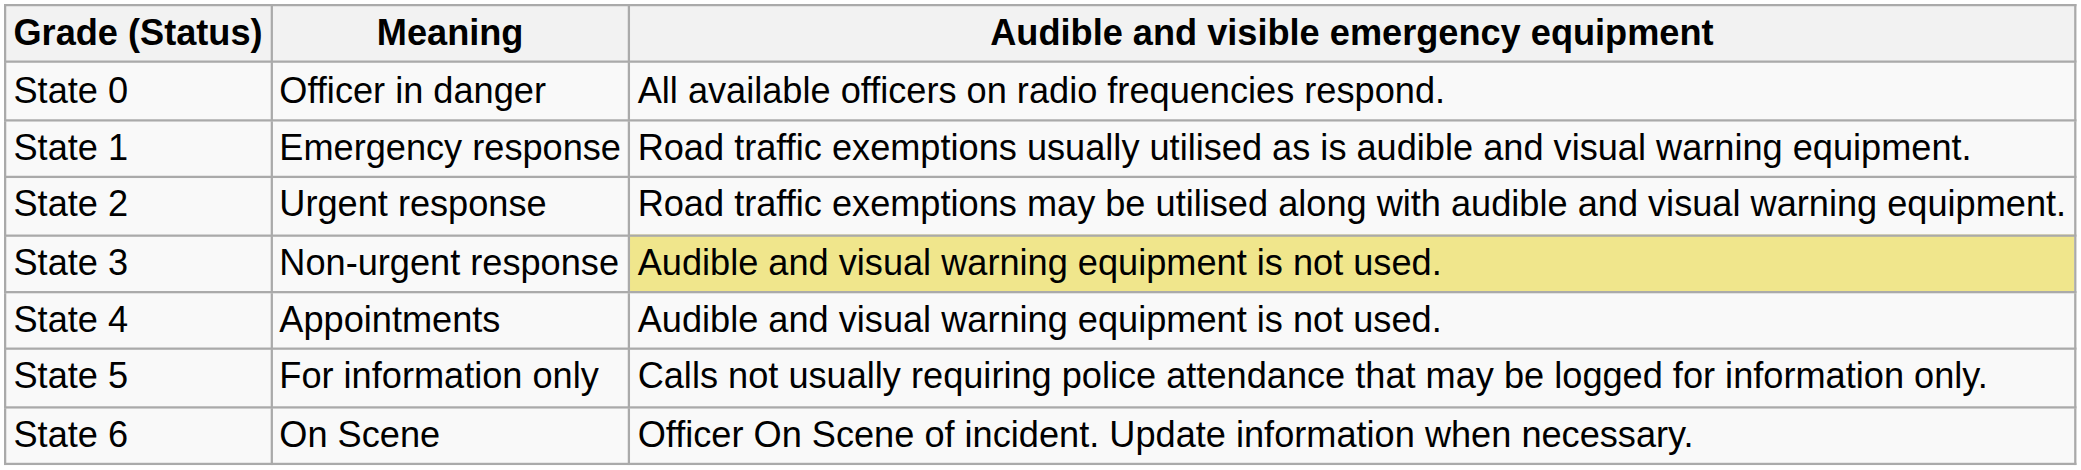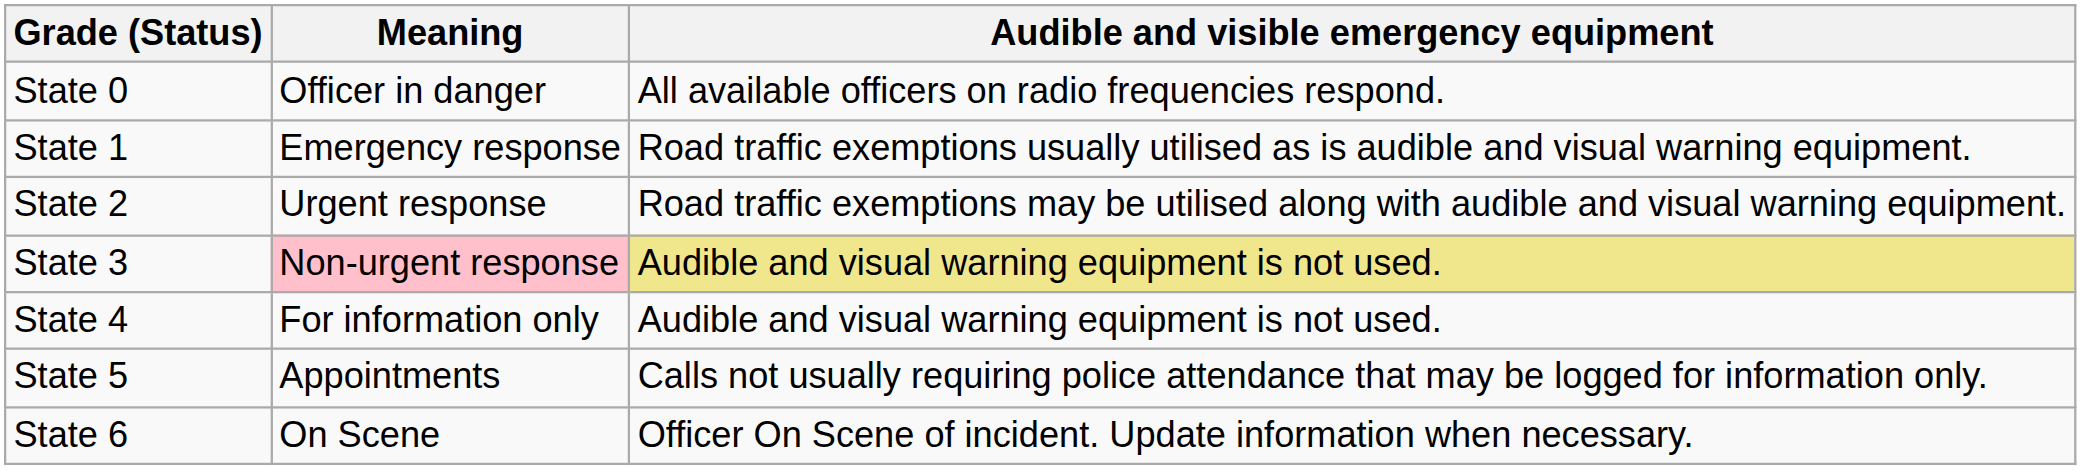(449, 262) no background -> (449, 262) pink background
(390, 319) Appointments -> (439, 319) For information only
(439, 377) For information only -> (390, 377) Appointments
